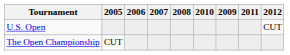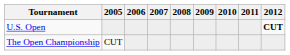columns swapped: (227, 12) <-> (205, 12)
(273, 27) normal -> (273, 27) bold
